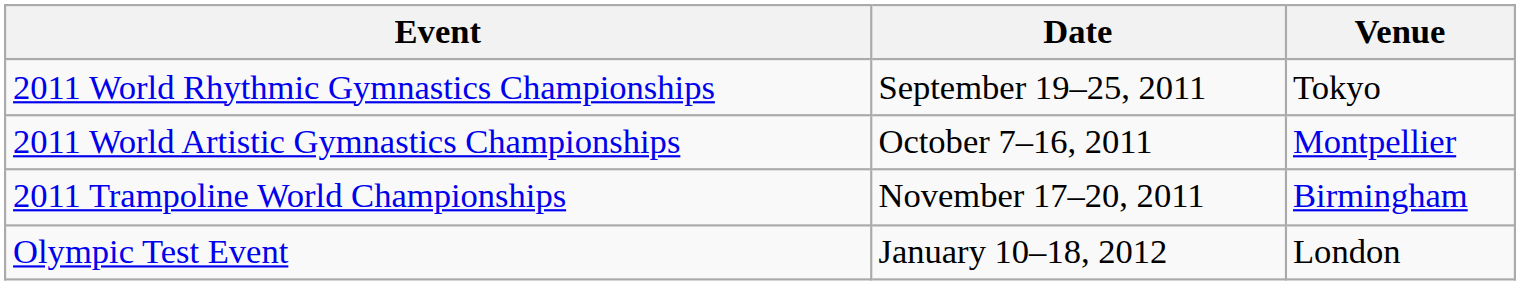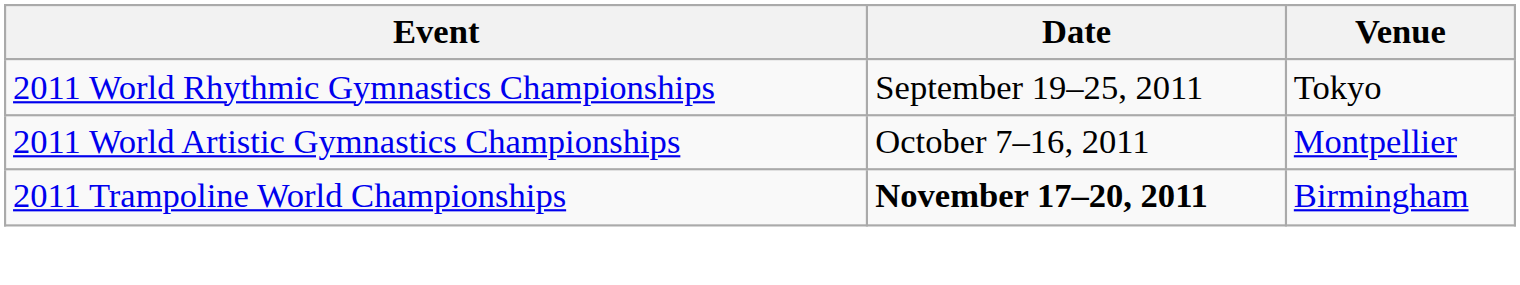(1041, 196) normal -> (1042, 196) bold
- row: (151, 251)
